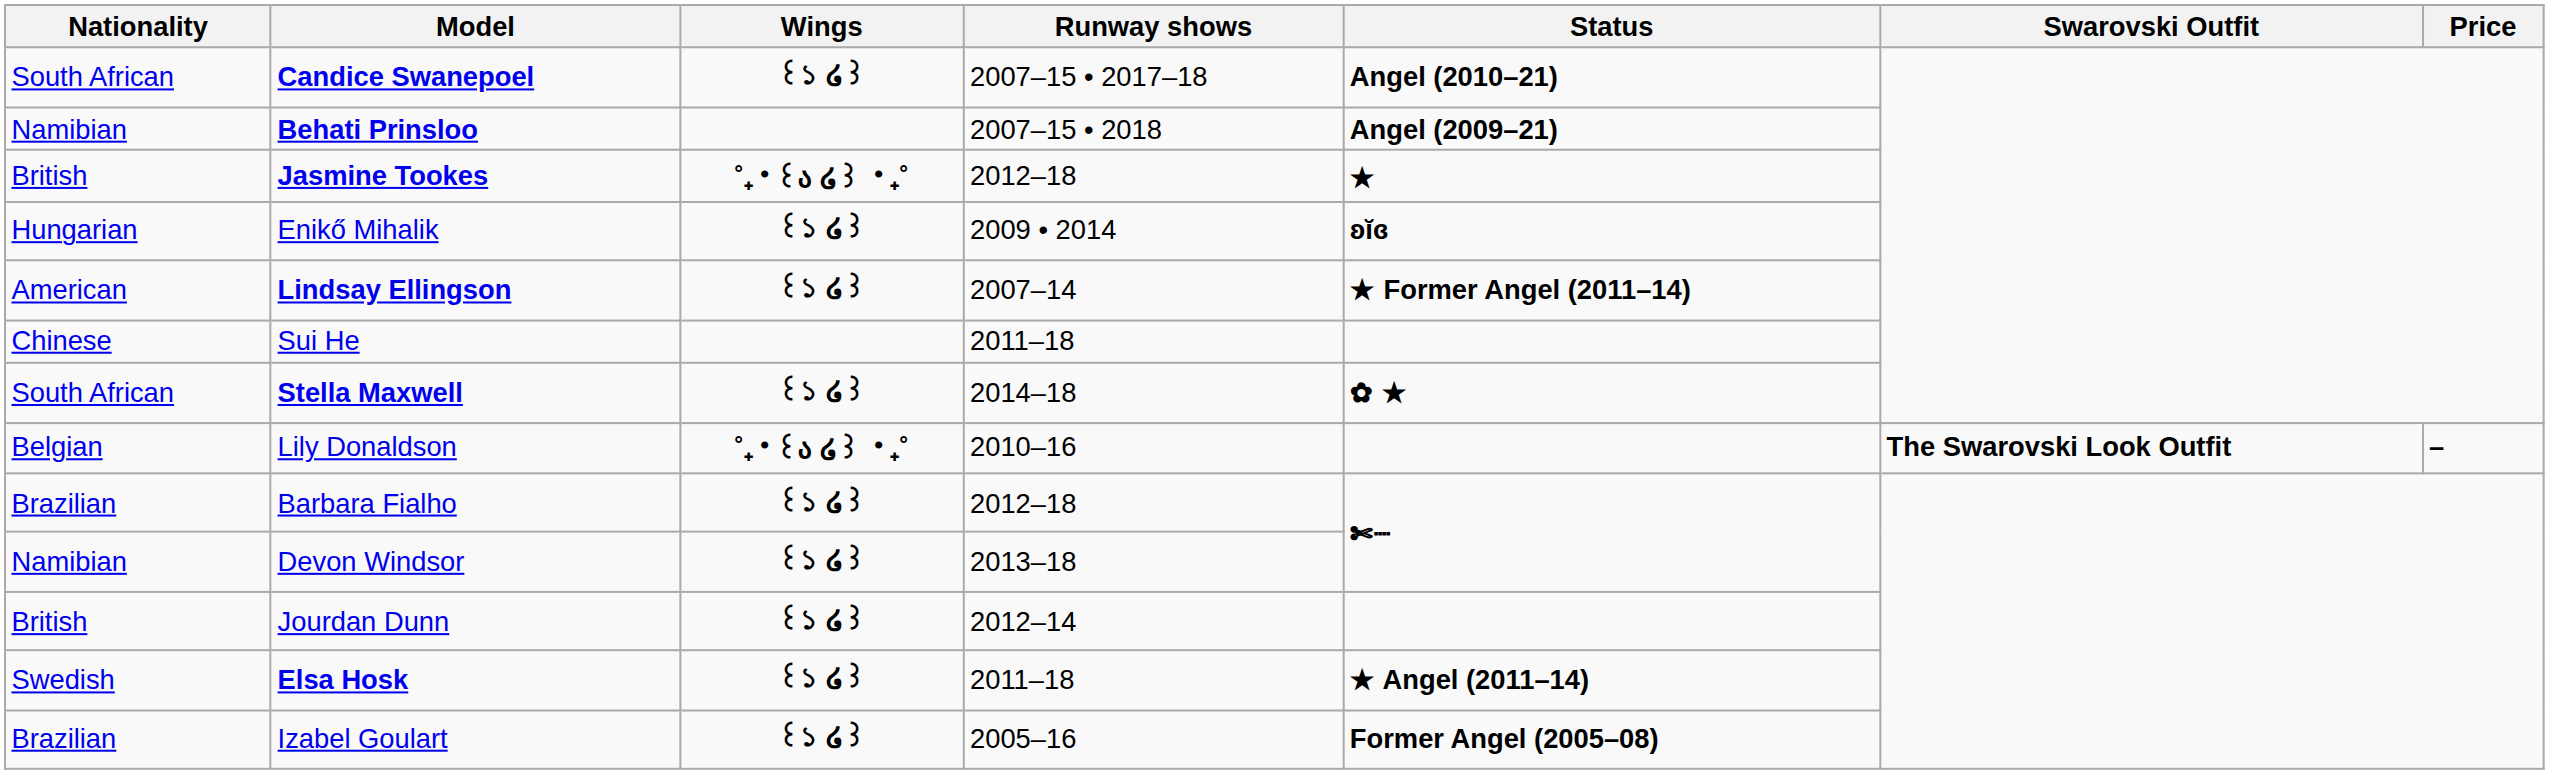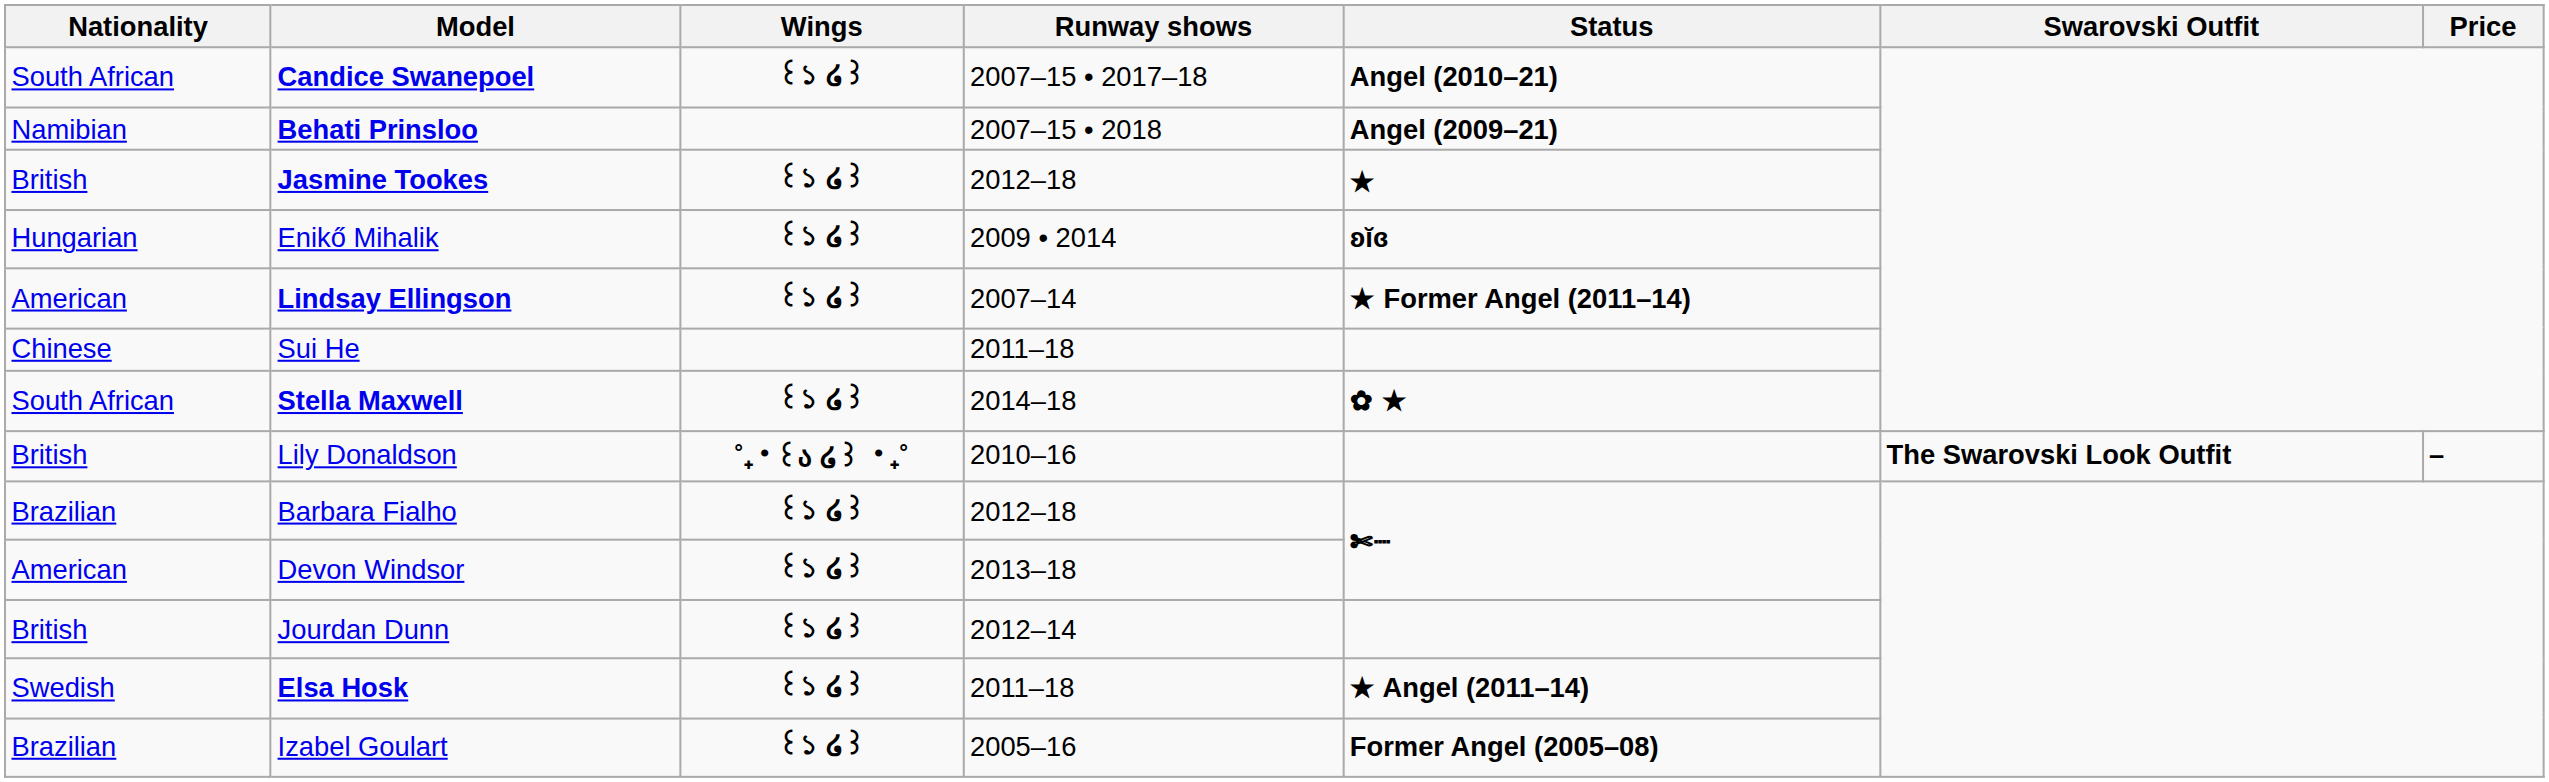(822, 178) ˚₊‧꒰ა ໒꒱ ‧₊˚ -> (822, 178) ꒰১ ໒꒱
(57, 447) Belgian -> (49, 455) British
(69, 562) Namibian -> (69, 570) American
